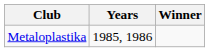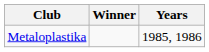columns swapped: (180, 15) <-> (122, 15)
